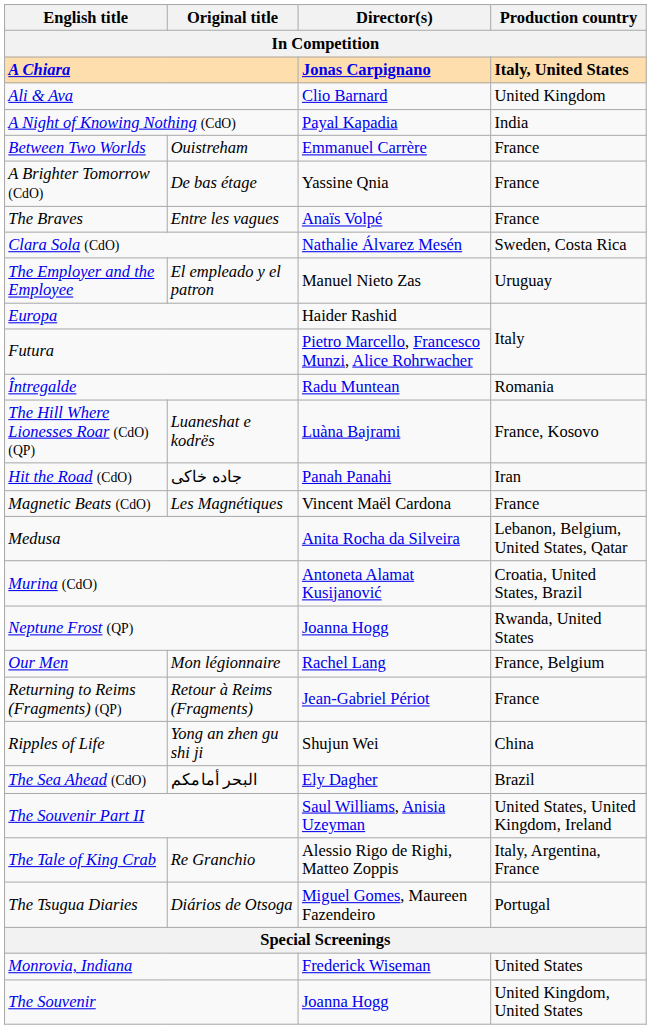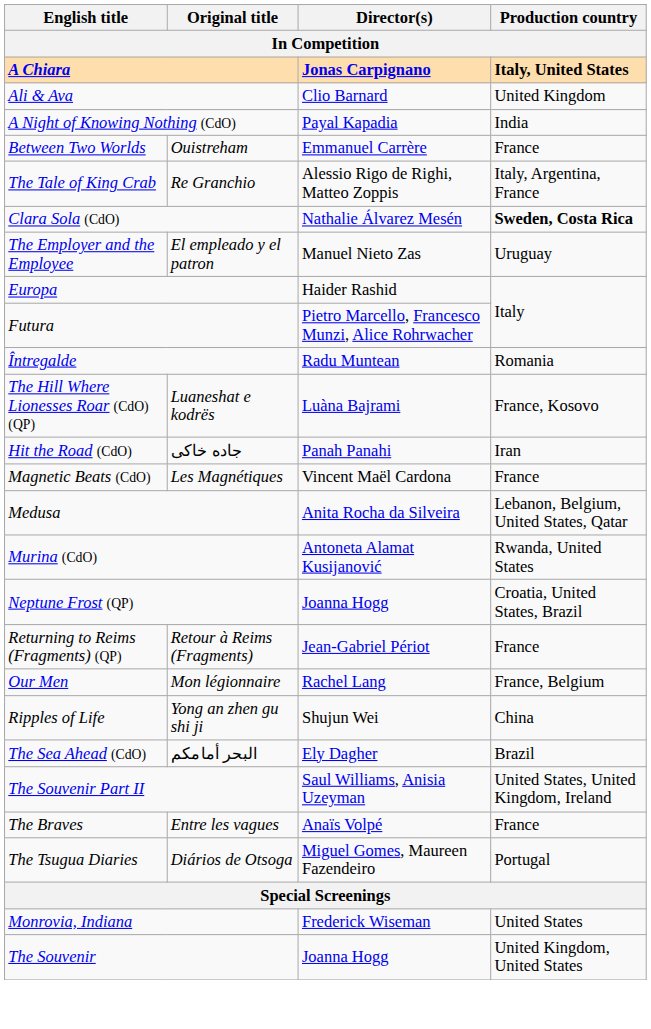- row: (79, 183)
rows swapped: (46, 219) <-> (82, 860)
(561, 245) normal -> (564, 219) bold
(545, 583) Croatia, United States, Brazil -> (548, 557) Rwanda, United States
(548, 628) Rwanda, United States -> (545, 601) Croatia, United States, Brazil
rows swapped: (38, 663) <-> (72, 698)
